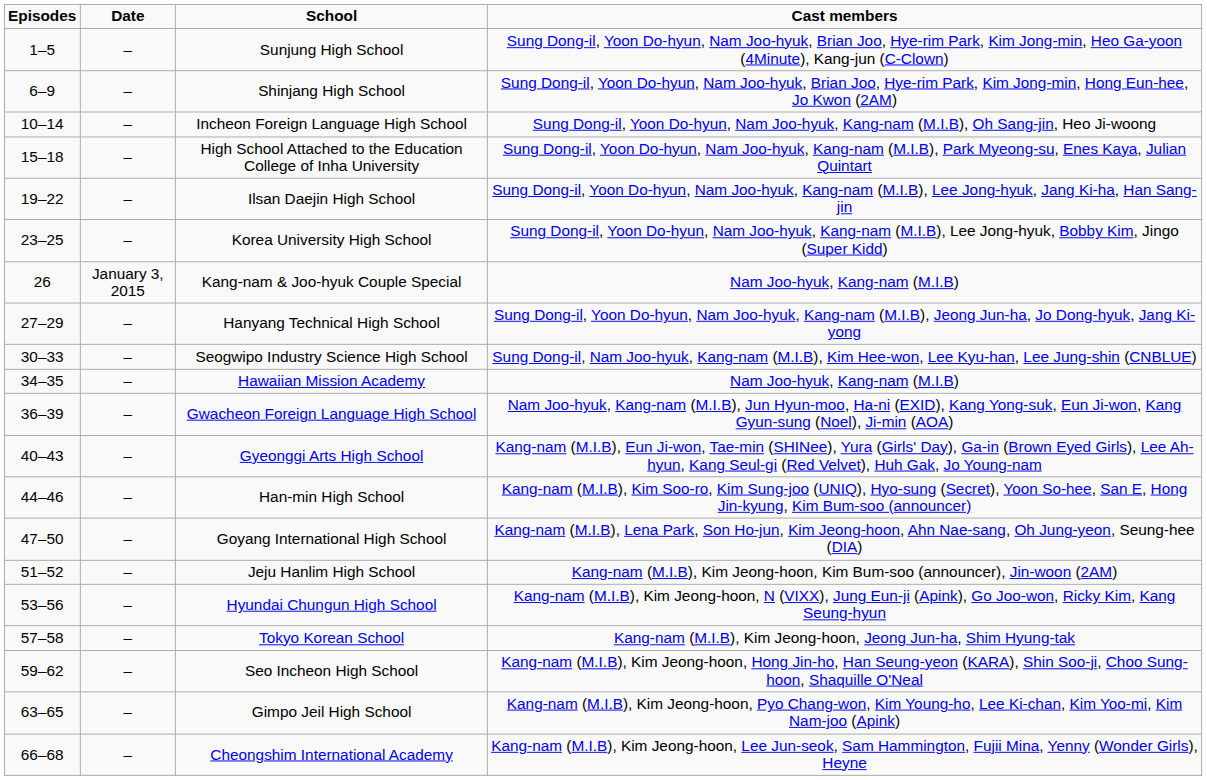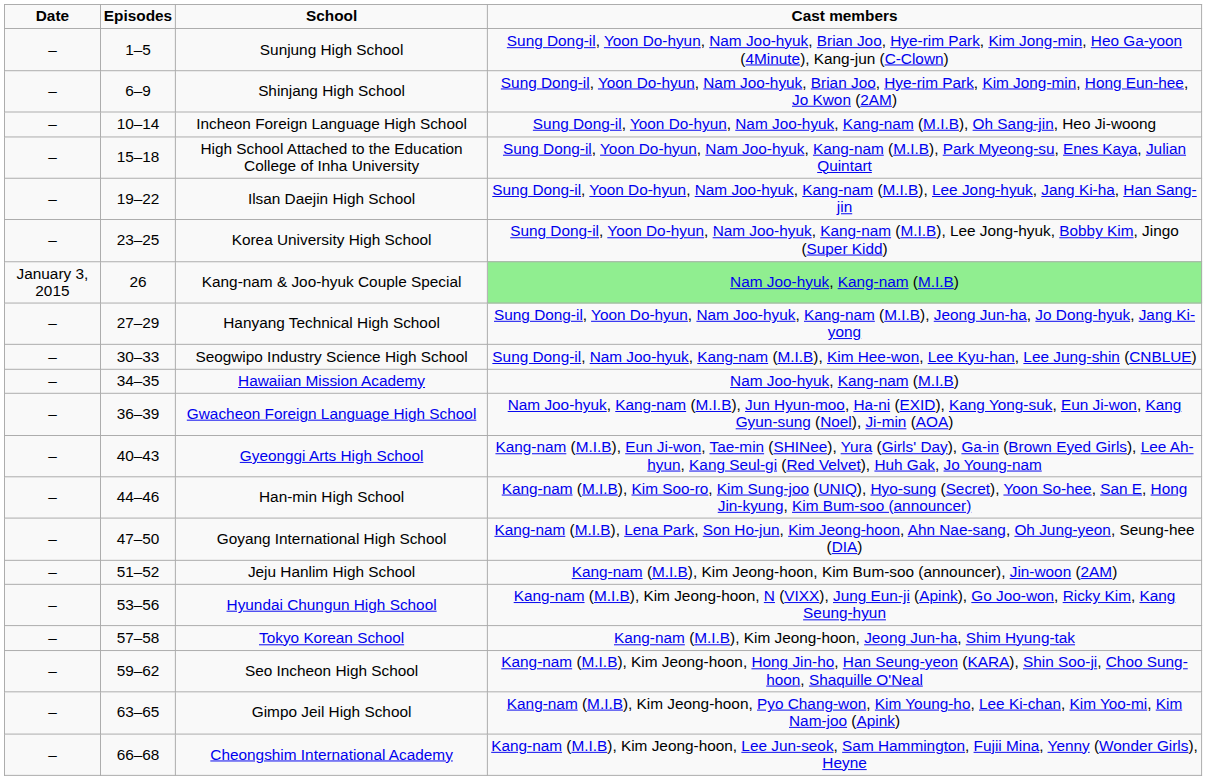columns swapped: (42, 16) <-> (128, 16)
(845, 282) no background -> (845, 282) lightgreen background
